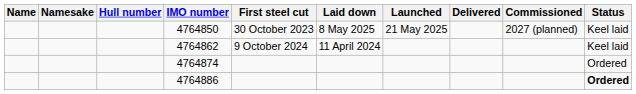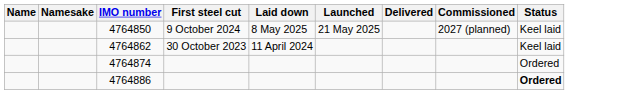- column: (130, 13)
(274, 30) 30 October 2023 -> (203, 30) 9 October 2024
(271, 47) 9 October 2024 -> (206, 47) 30 October 2023
